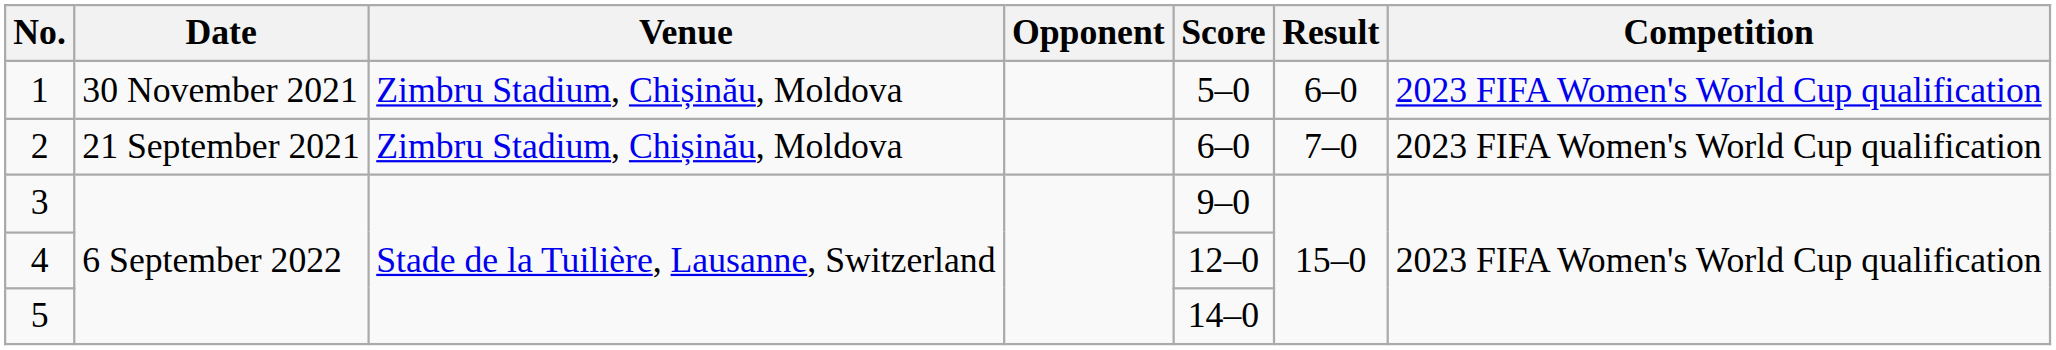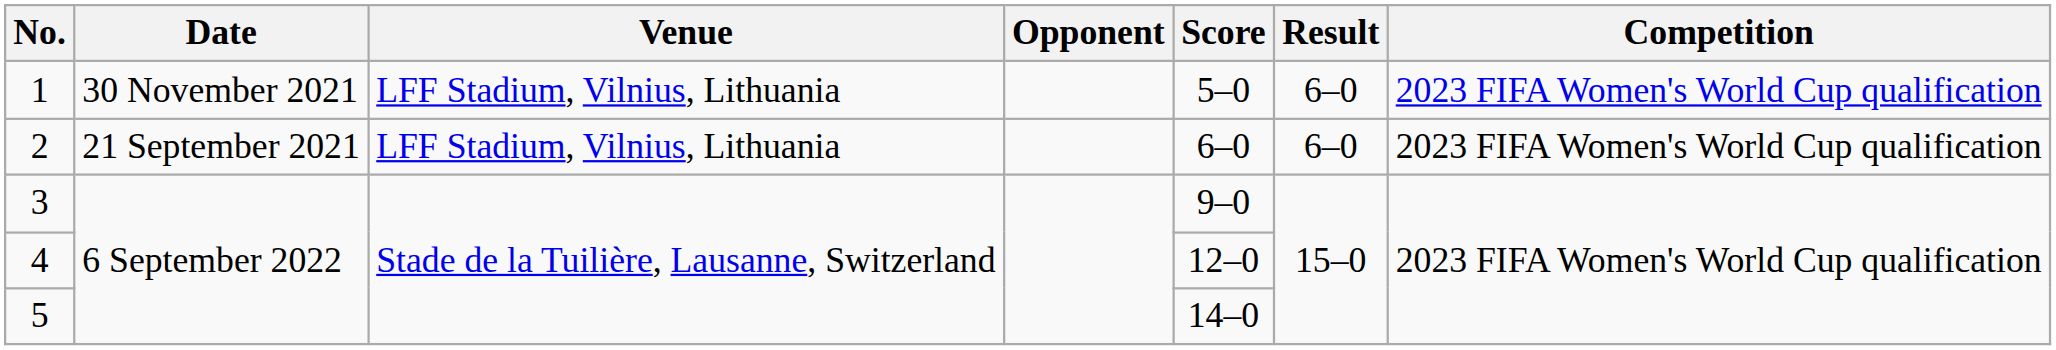(639, 89) Zimbru Stadium, Chișinău, Moldova -> (608, 89) LFF Stadium, Vilnius, Lithuania
(639, 145) Zimbru Stadium, Chișinău, Moldova -> (608, 145) LFF Stadium, Vilnius, Lithuania
(1331, 145) 7–0 -> (1331, 145) 6–0
